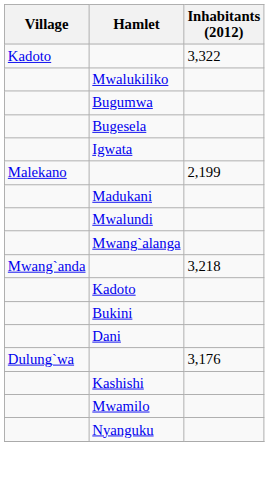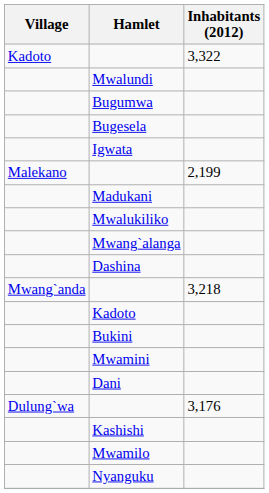rows swapped: (47, 79) <-> (47, 219)
+ row: (47, 266)
+ row: (47, 360)
